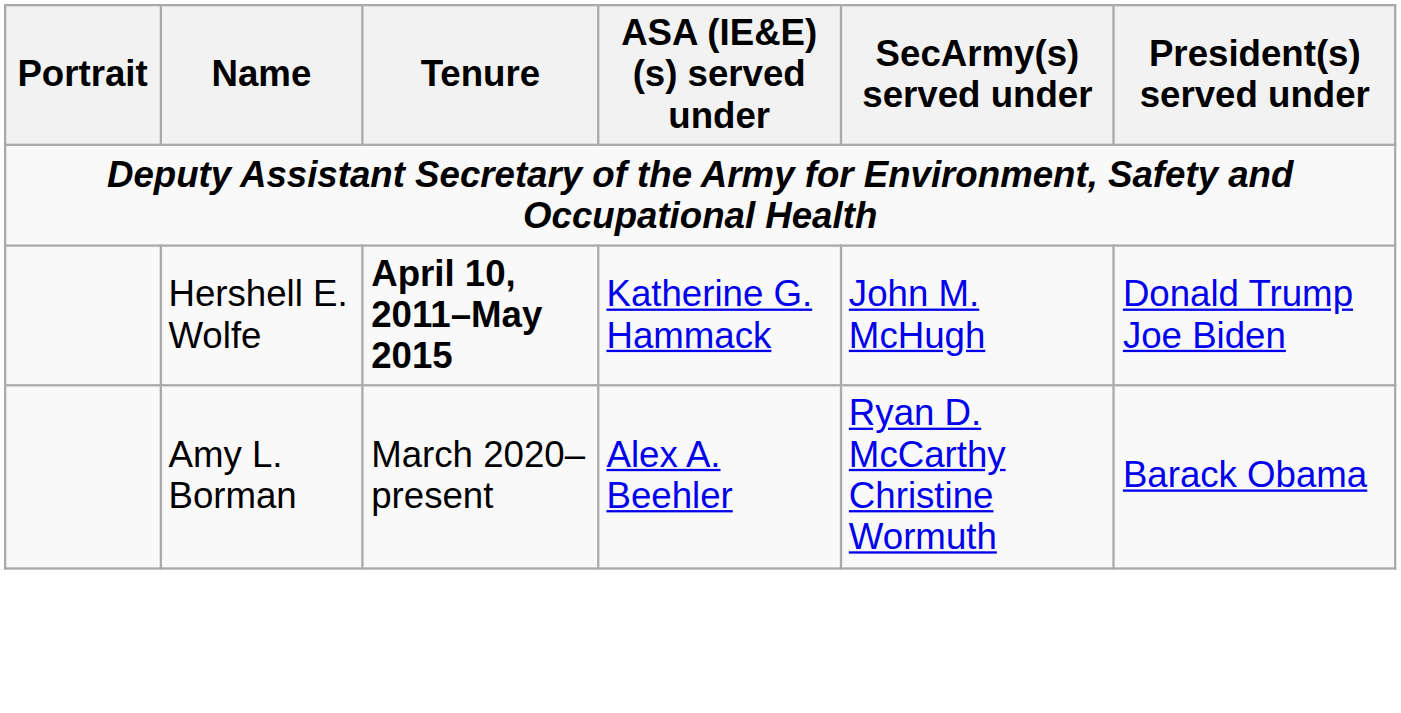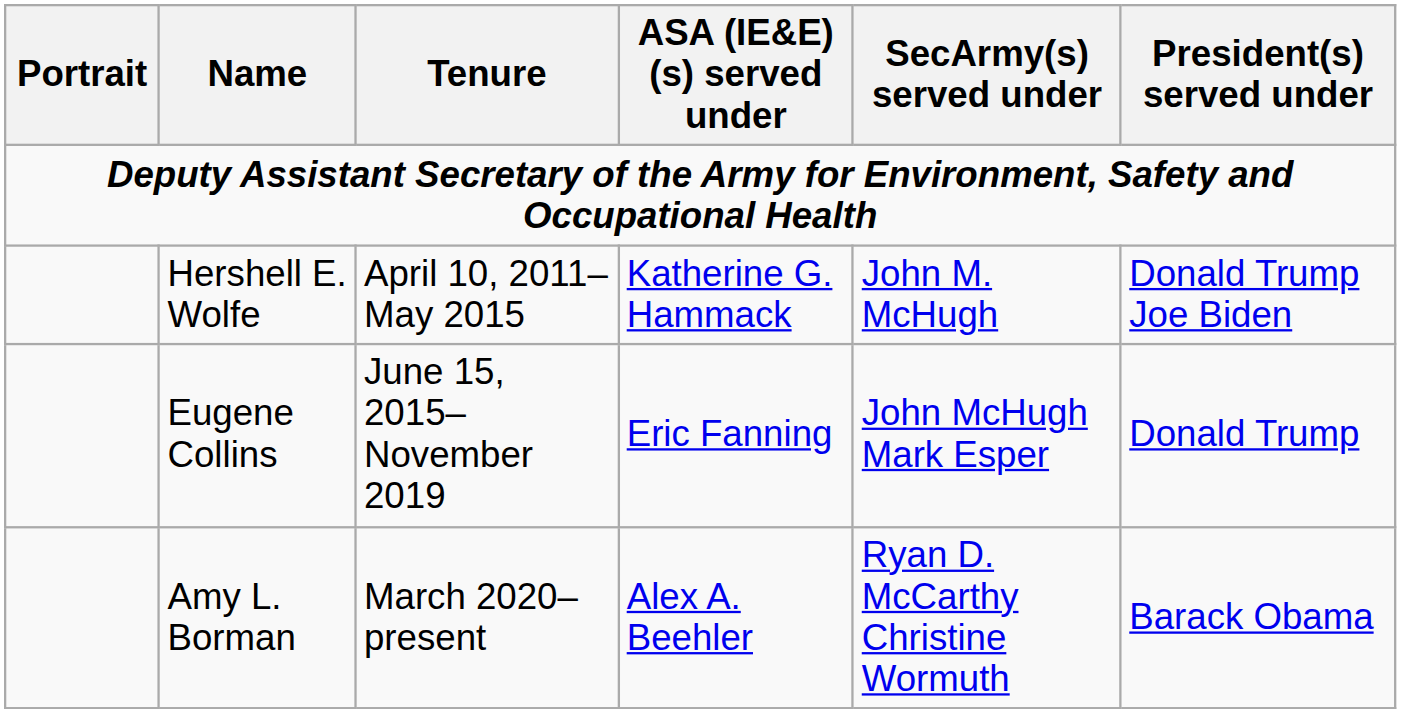(457, 314) bold -> (486, 294) normal
+ row: (231, 434)
